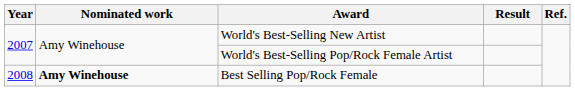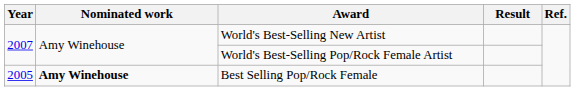(20, 75) 2008 -> (20, 75) 2005
